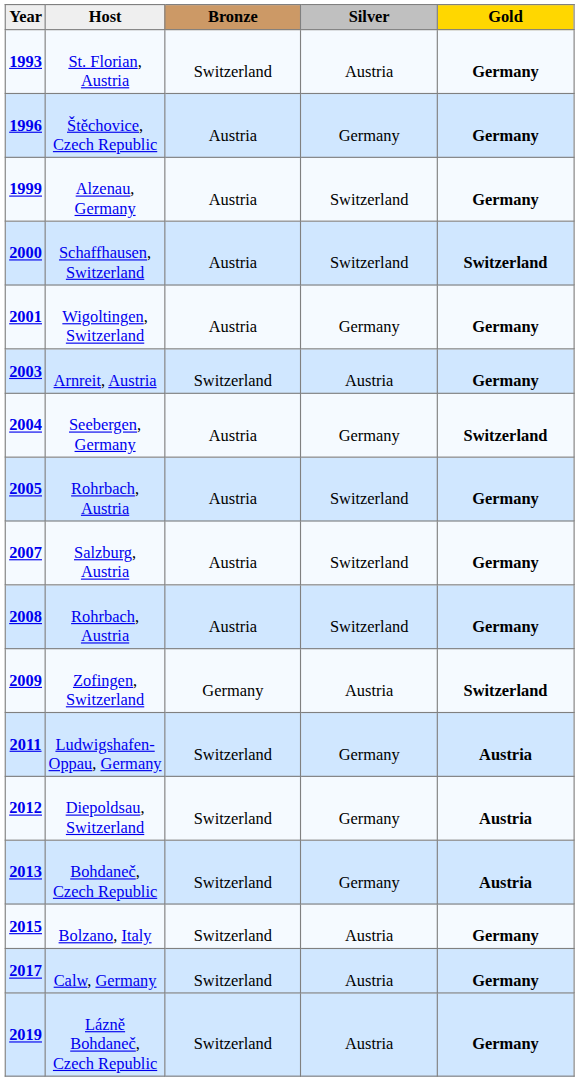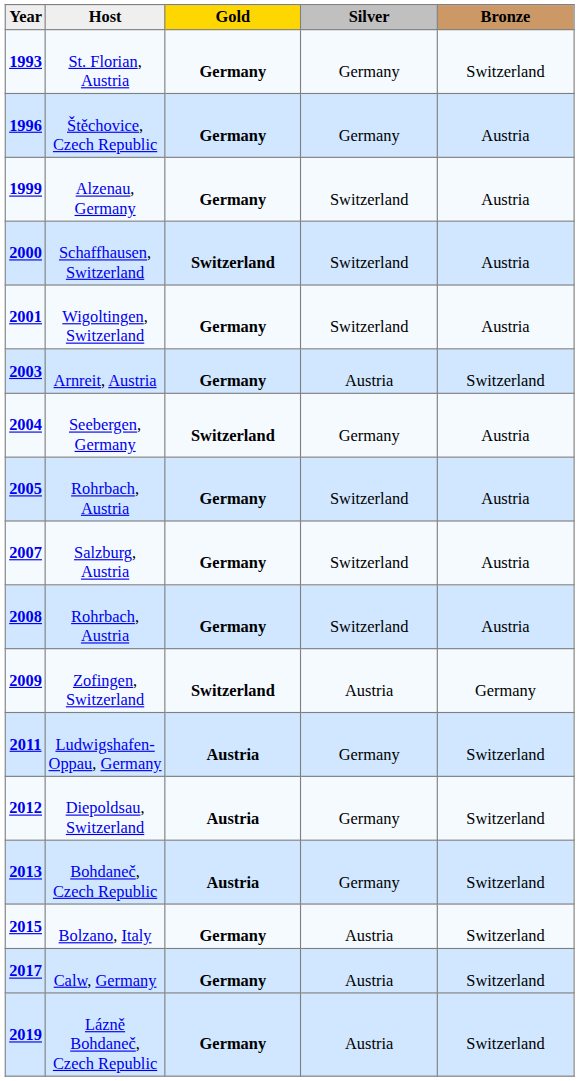columns swapped: (505, 17) <-> (233, 17)
(369, 71) Austria -> (369, 71) Germany
(369, 326) Germany -> (369, 326) Switzerland
